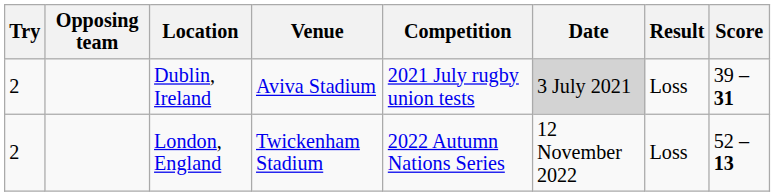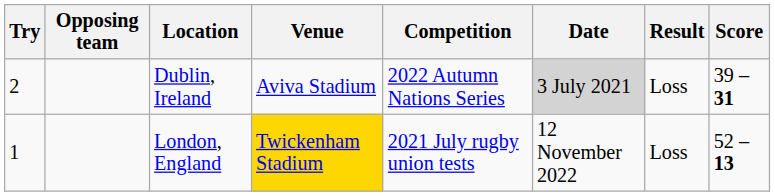(453, 86) 2021 July rugby union tests -> (446, 86) 2022 Autumn Nations Series
(14, 152) 2 -> (14, 152) 1
(308, 152) no background -> (308, 152) gold background
(446, 152) 2022 Autumn Nations Series -> (453, 152) 2021 July rugby union tests
